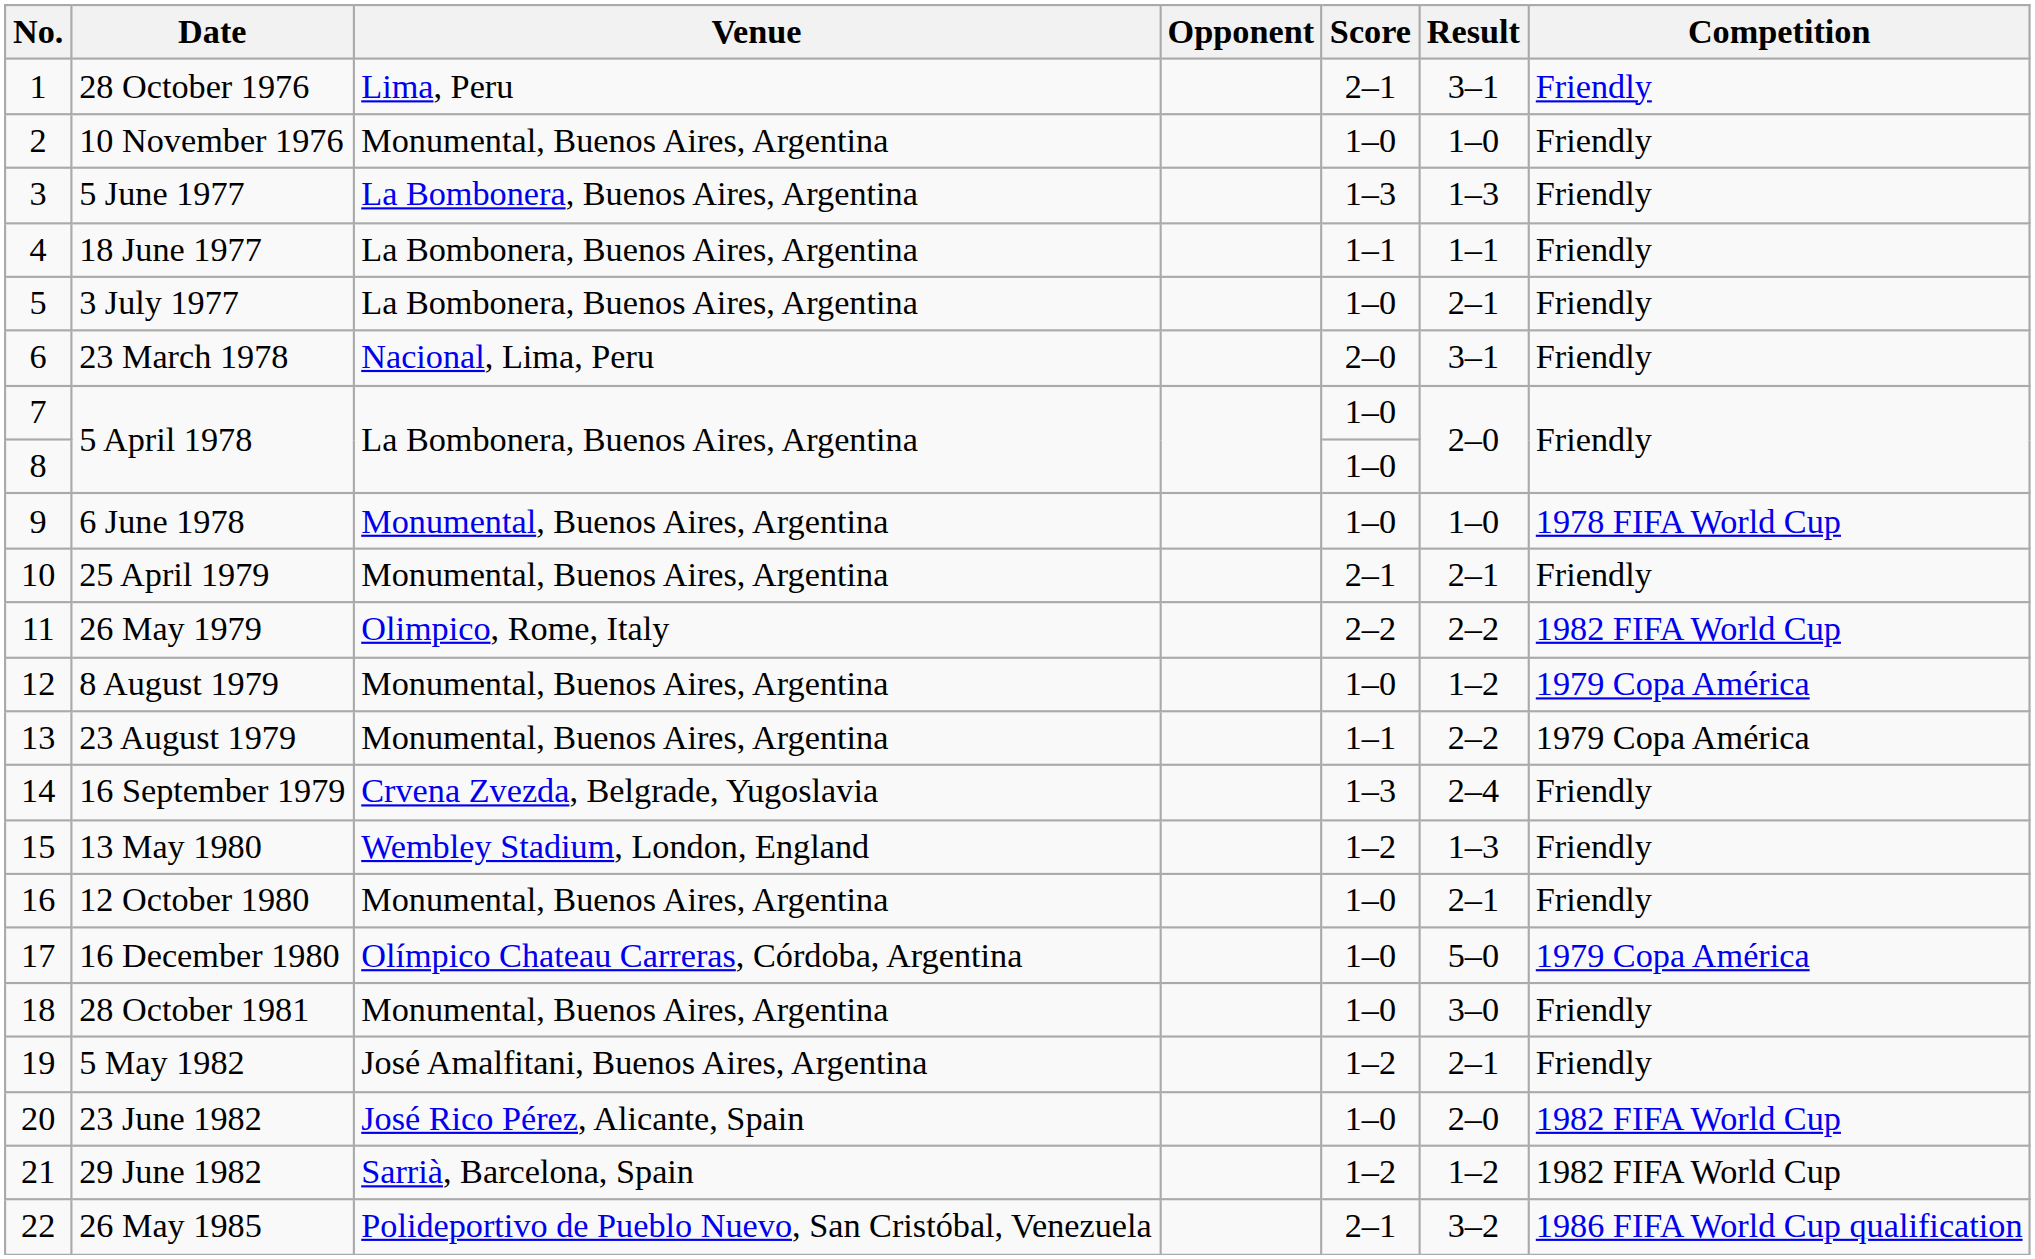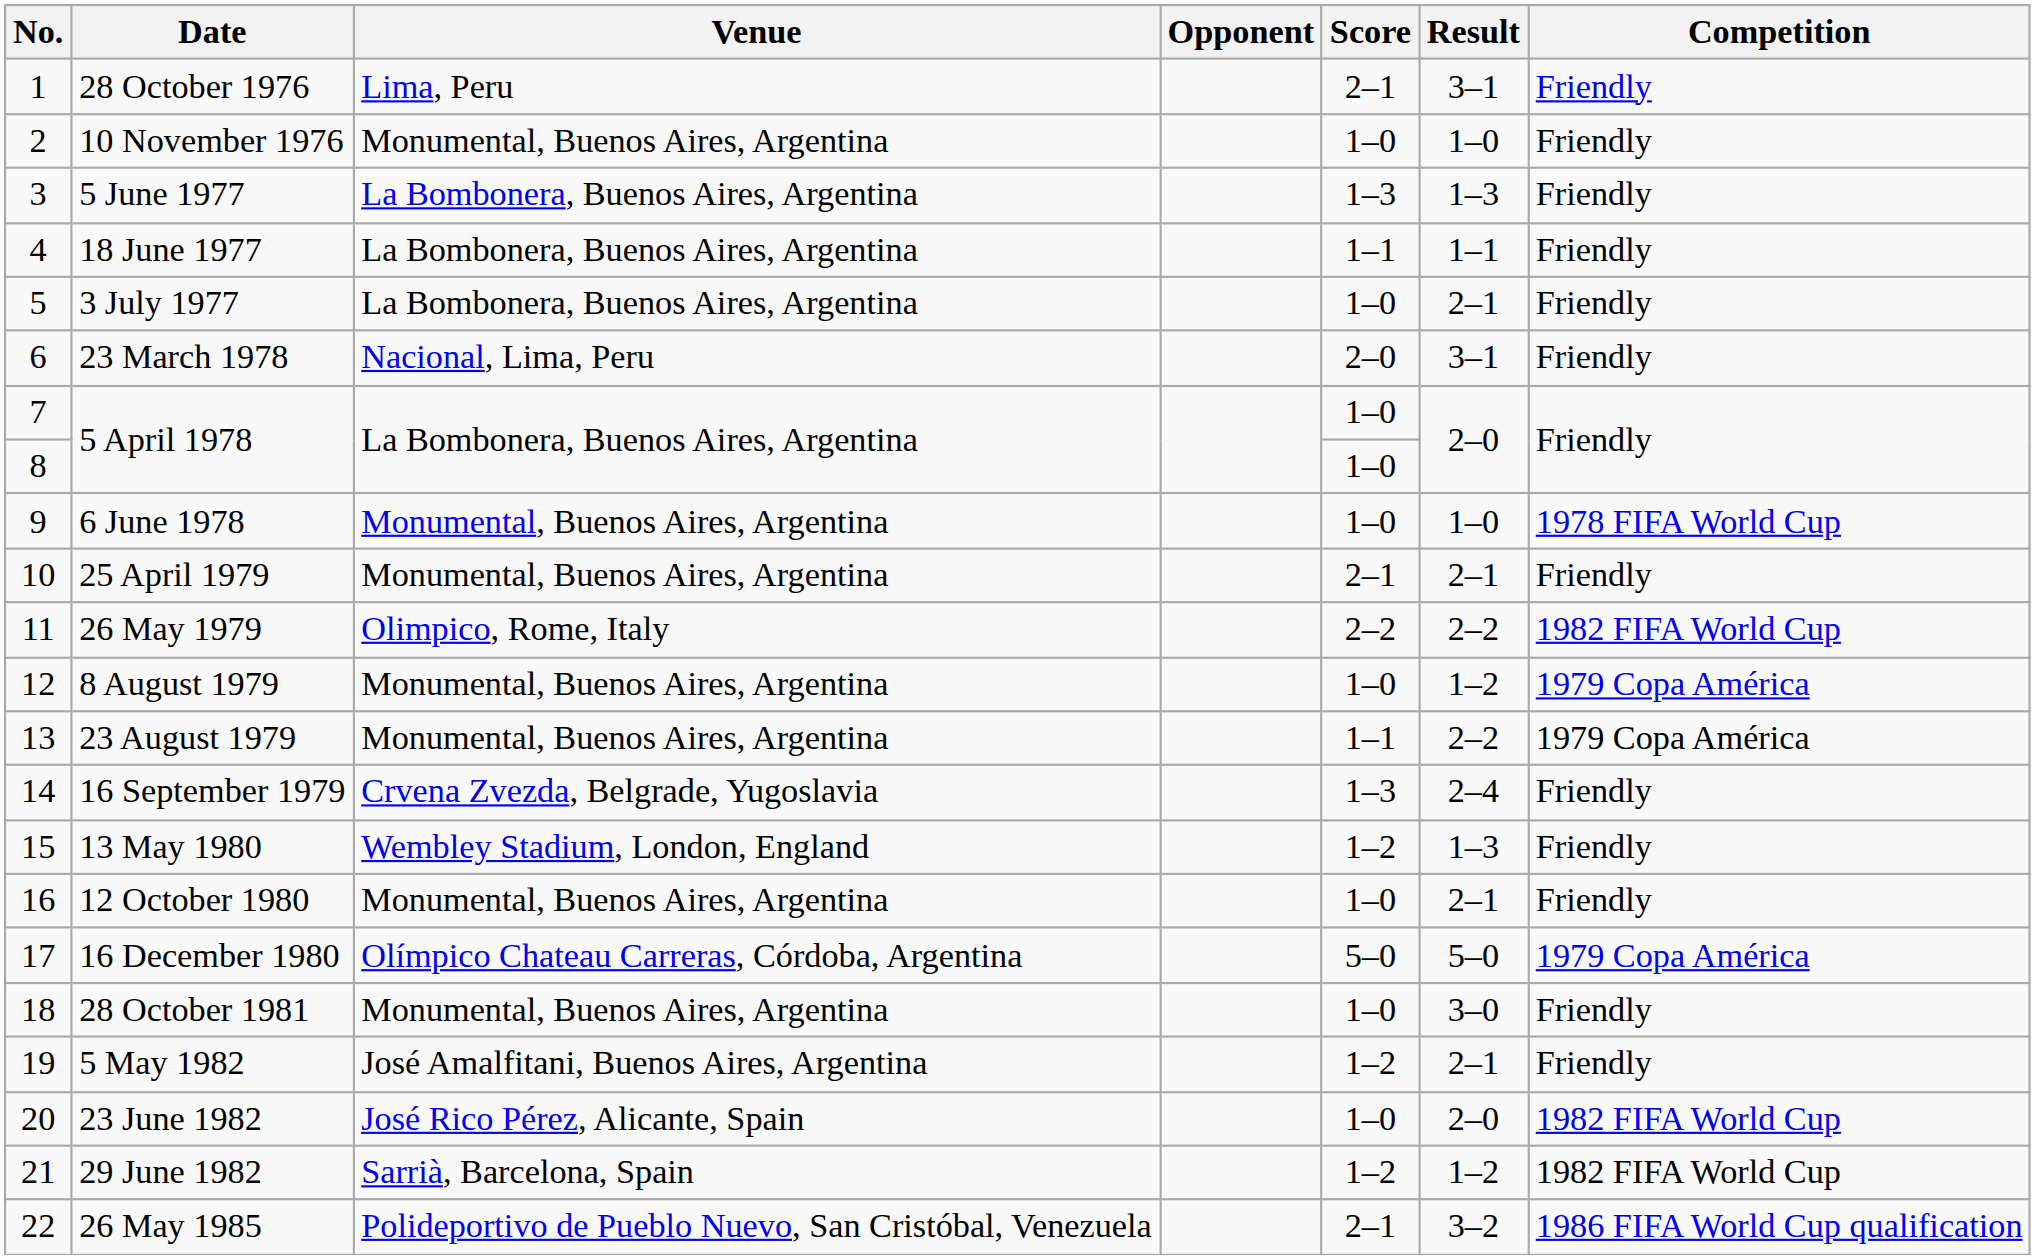(1370, 954) 1–0 -> (1370, 954) 5–0
